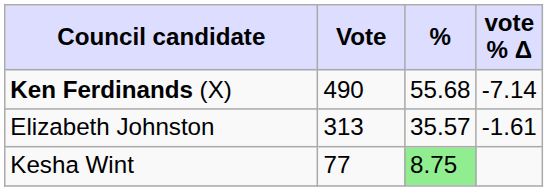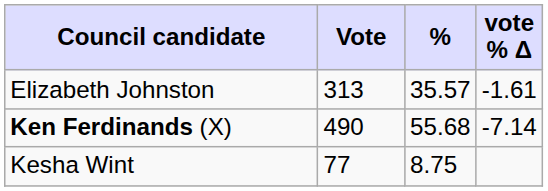rows swapped: (121, 89) <-> (112, 127)
(434, 165) lightgreen background -> (434, 165) no background
